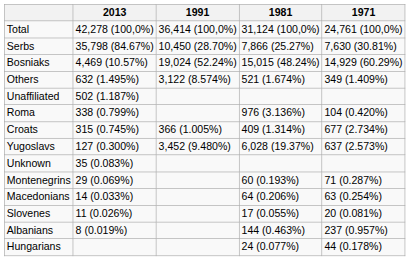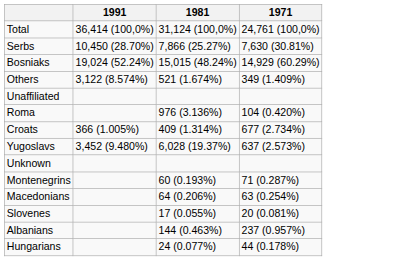- column: (115, 12)
